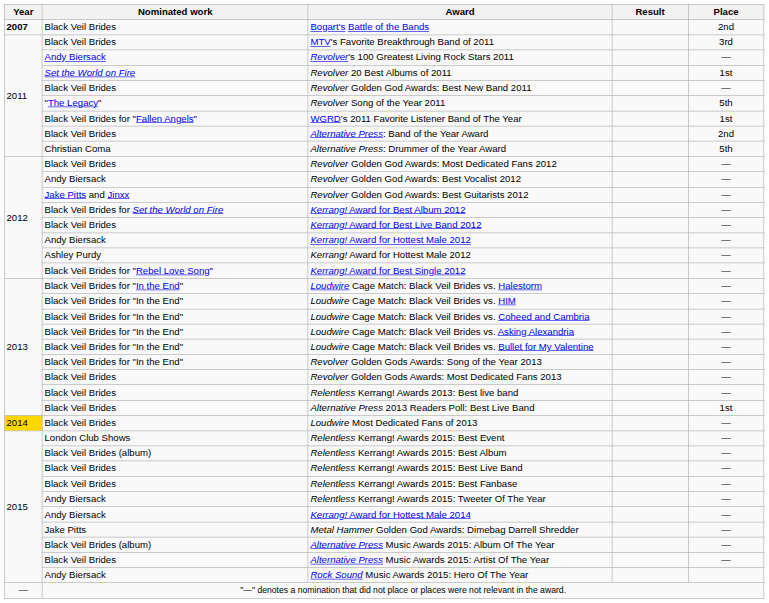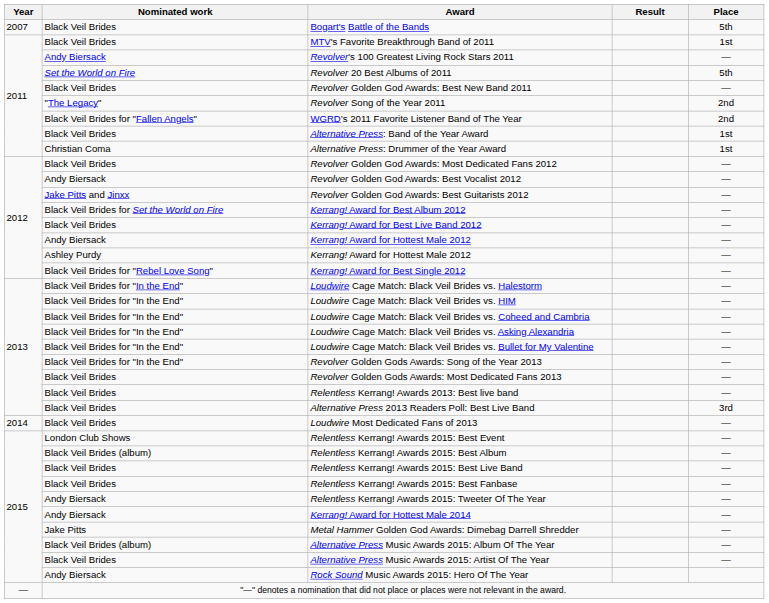(17, 27) bold -> (17, 27) normal
(726, 27) 2nd -> (726, 27) 5th
(726, 42) 3rd -> (726, 42) 1st
(726, 73) 1st -> (726, 73) 5th
(726, 103) 5th -> (726, 103) 2nd
(726, 118) 1st -> (726, 118) 2nd
(726, 133) 2nd -> (726, 133) 1st
(726, 149) 5th -> (726, 149) 1st
(726, 407) 1st -> (726, 407) 3rd
(17, 423) gold background -> (17, 423) no background
